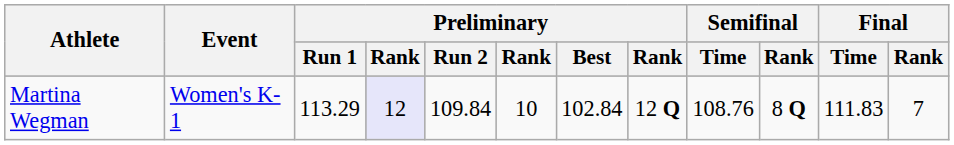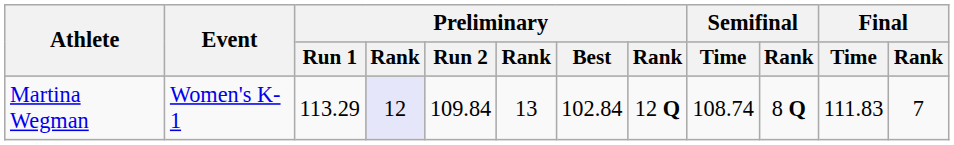(526, 108) 10 -> (526, 108) 13
(723, 108) 108.76 -> (723, 108) 108.74
